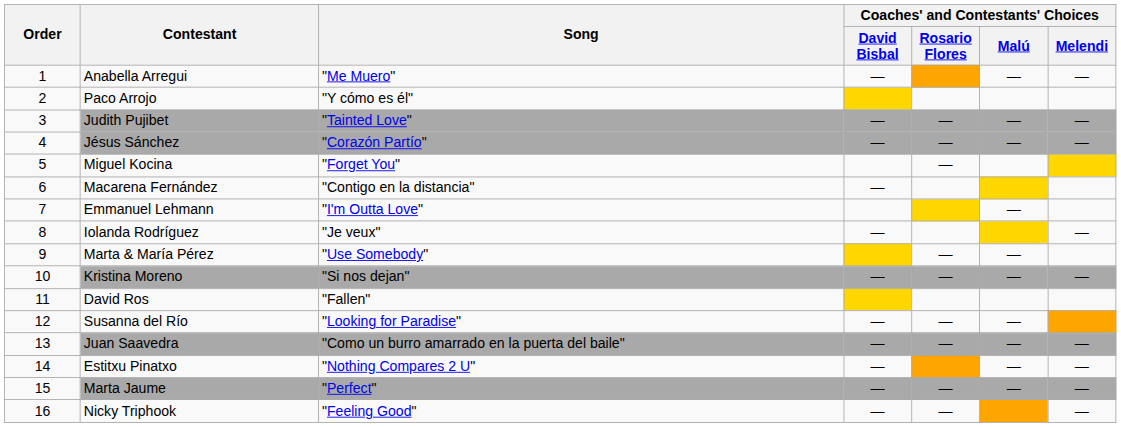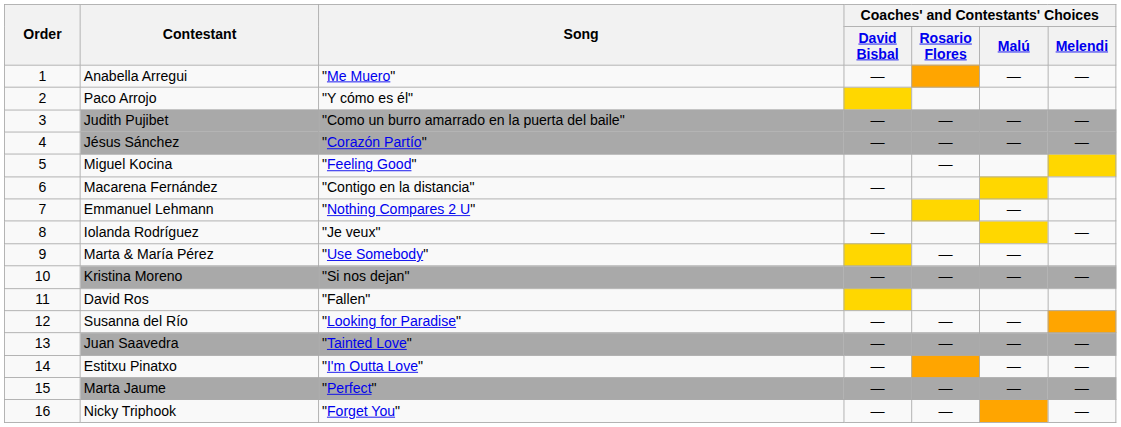(367, 120) "Tainted Love" -> (473, 120) "Como un burro amarrado en la puerta del baile"
(361, 165) "Forget You" -> (369, 165) "Feeling Good"
(373, 210) "I'm Outta Love" -> (399, 210) "Nothing Compares 2 U"
(473, 344) "Como un burro amarrado en la puerta del baile" -> (367, 344) "Tainted Love"
(399, 366) "Nothing Compares 2 U" -> (373, 366) "I'm Outta Love"
(369, 411) "Feeling Good" -> (361, 411) "Forget You"
